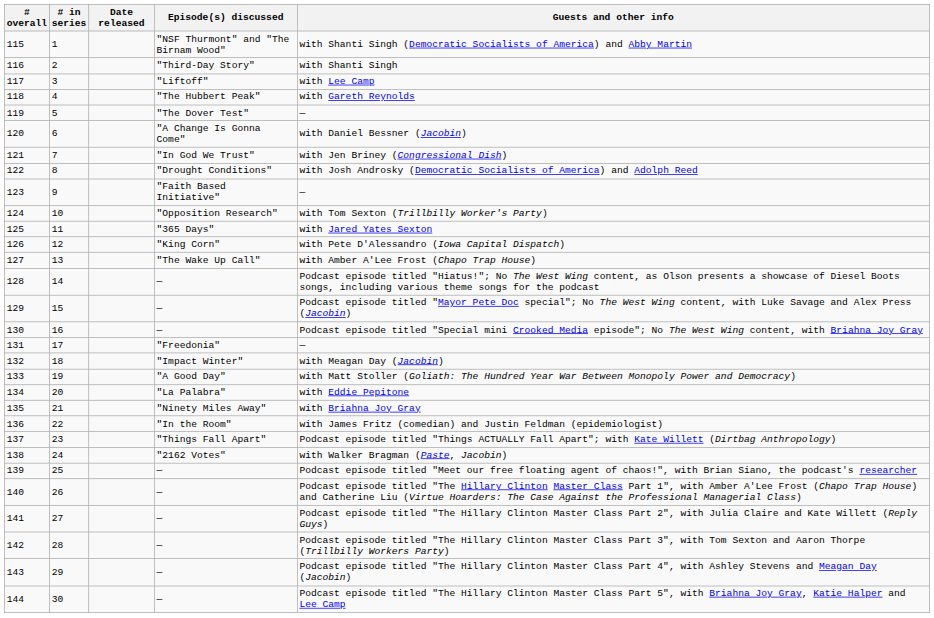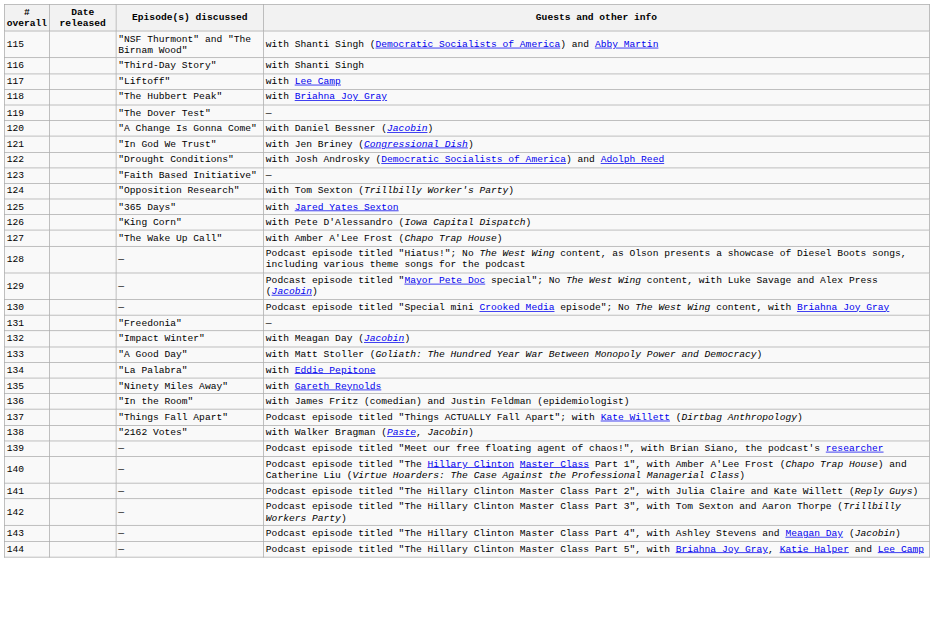- column: (69, 18)
(357, 97) with Gareth Reynolds -> (326, 97) with Briahna Joy Gray
(360, 408) with Briahna Joy Gray -> (324, 386) with Gareth Reynolds
